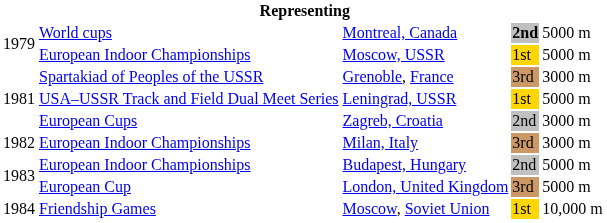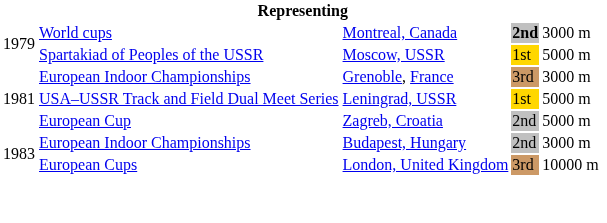(566, 32) 5000 m -> (566, 32) 3000 m
(145, 54) European Indoor Championships -> (151, 54) Spartakiad of Peoples of the USSR
(151, 76) Spartakiad of Peoples of the USSR -> (145, 76) European Indoor Championships
(88, 120) European Cups -> (85, 120) European Cup
(566, 120) 3000 m -> (566, 120) 5000 m
- row: (380, 142)
(566, 164) 5000 m -> (566, 142) 3000 m
(85, 186) European Cup -> (88, 164) European Cups
(566, 186) 5000 m -> (570, 164) 10000 m
- row: (416, 208)
